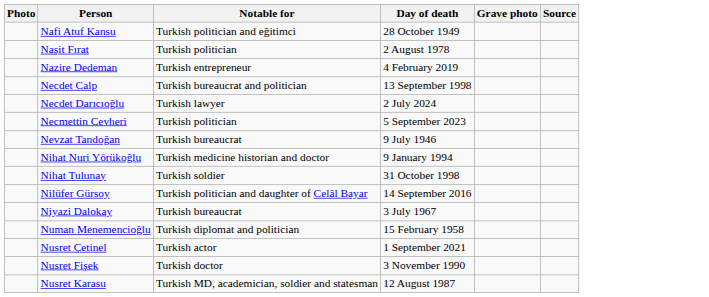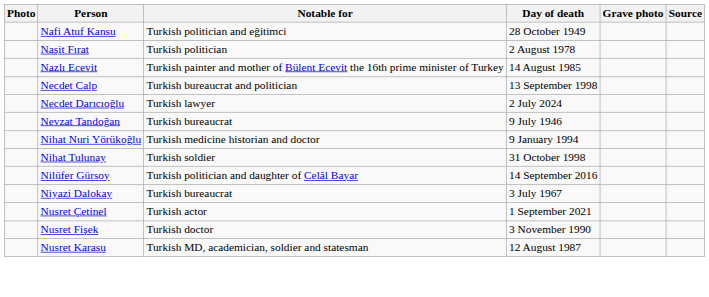+ row: (69, 67)
- row: (79, 67)
- row: (84, 121)
- row: (96, 229)
